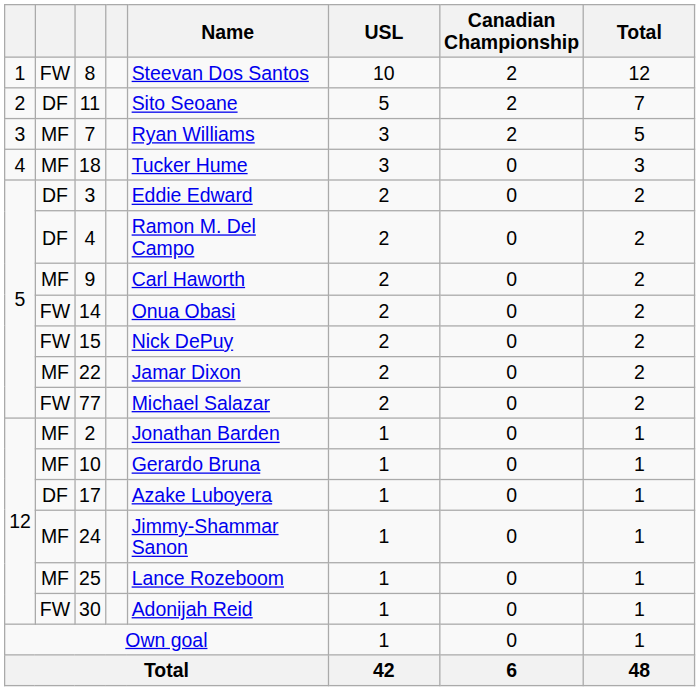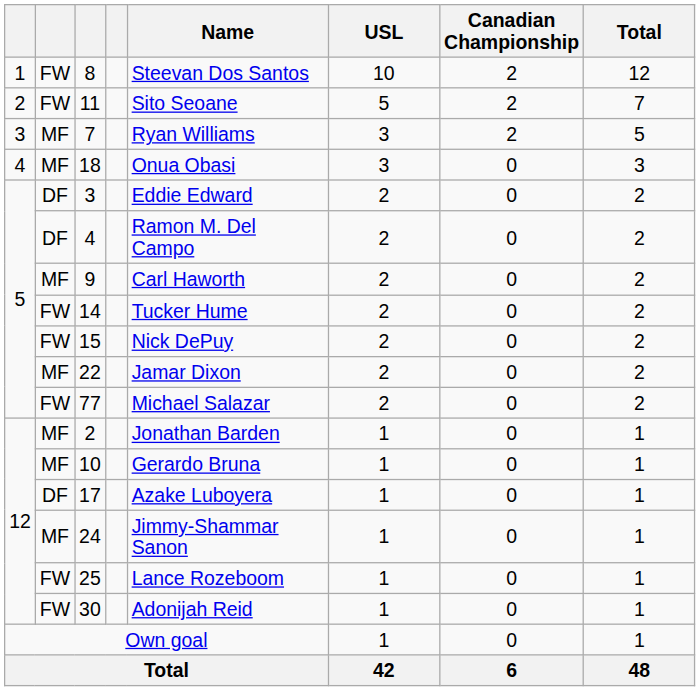(55, 104) DF -> (55, 104) FW
(190, 165) Tucker Hume -> (184, 165) Onua Obasi
(184, 310) Onua Obasi -> (190, 310) Tucker Hume
(55, 578) MF -> (55, 578) FW
